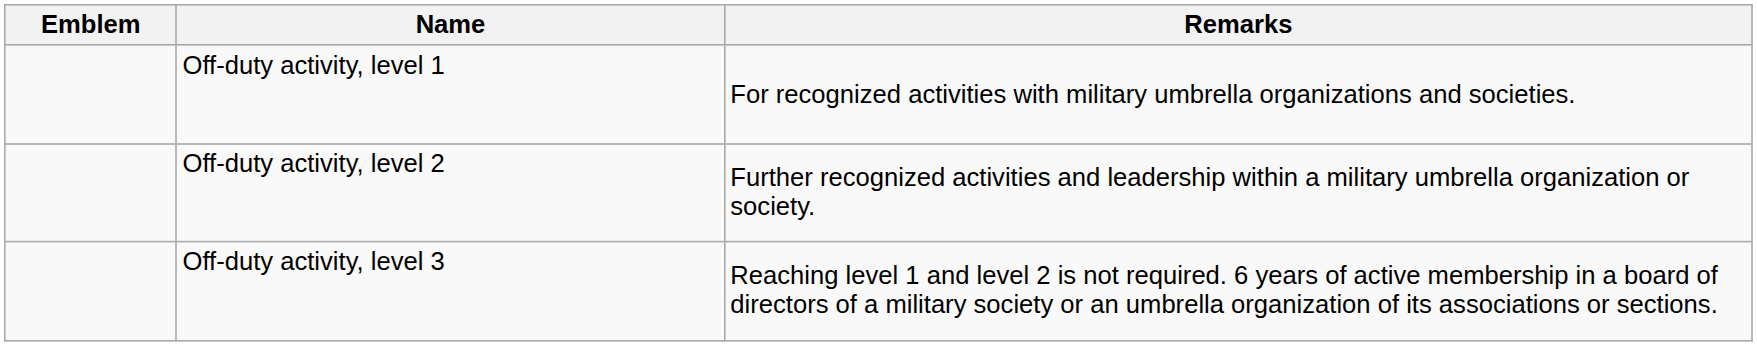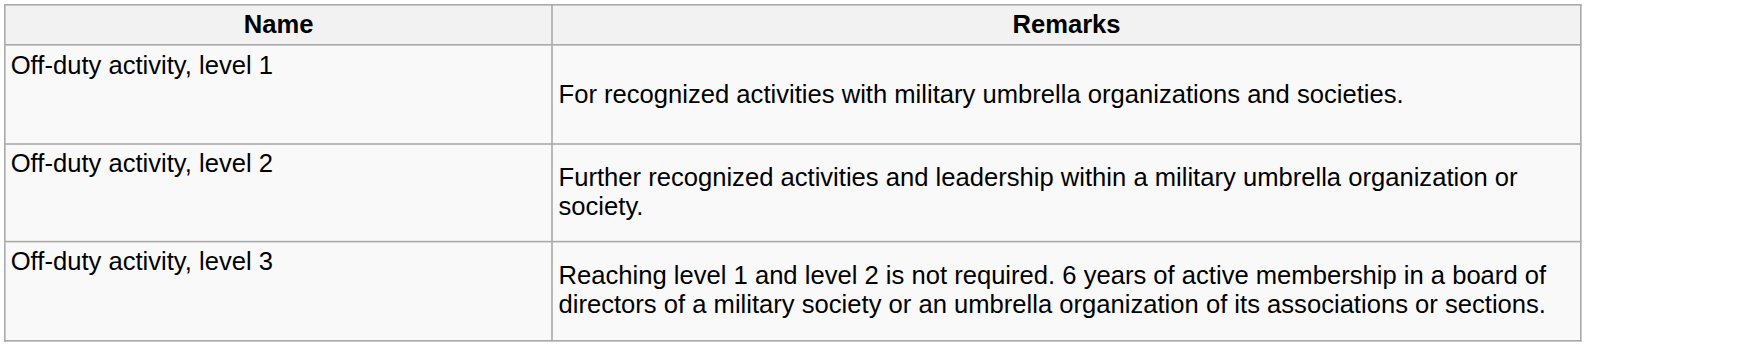- column: (91, 24)
